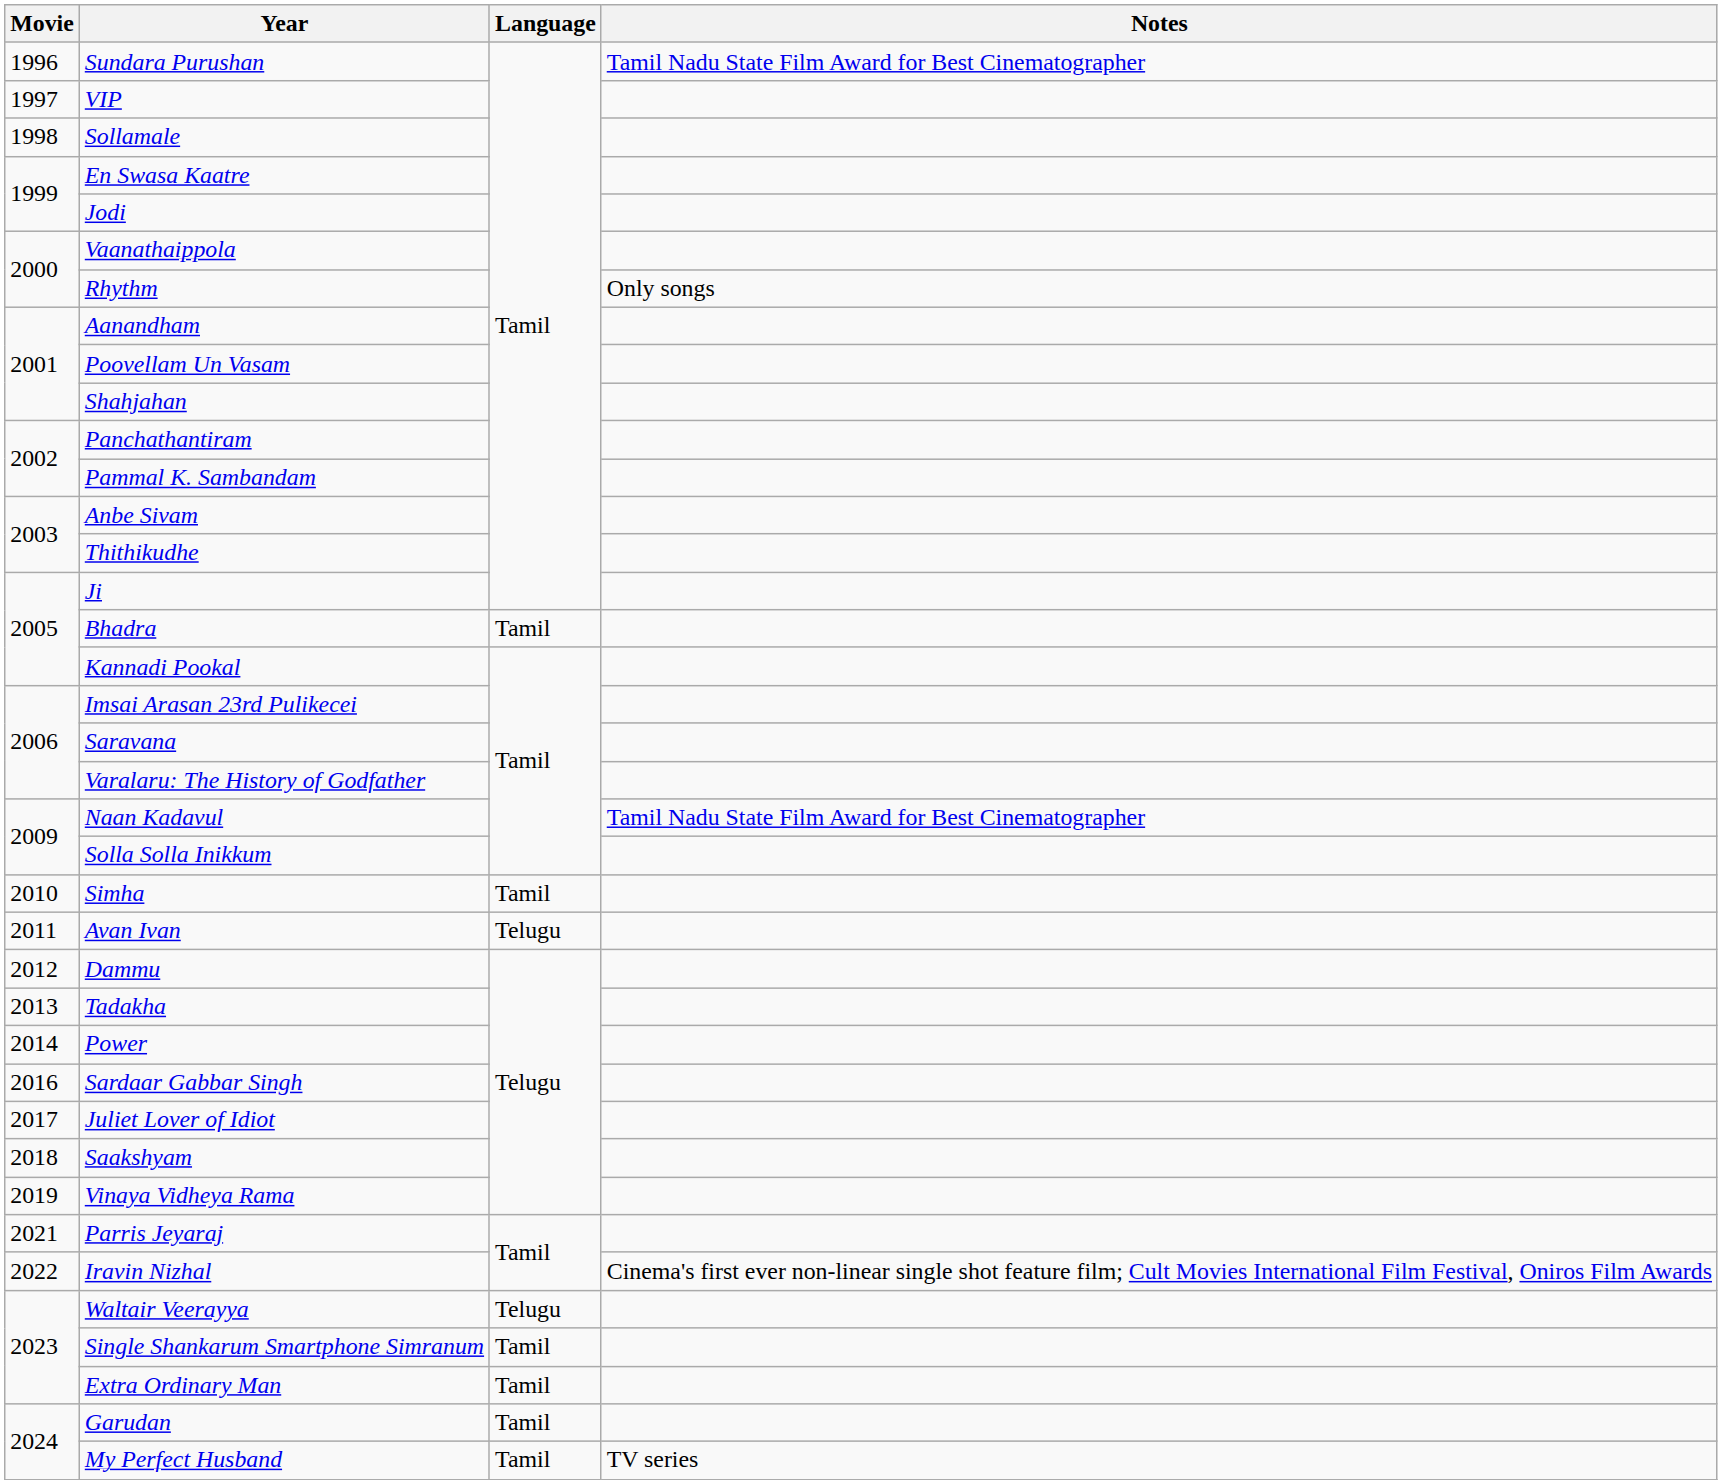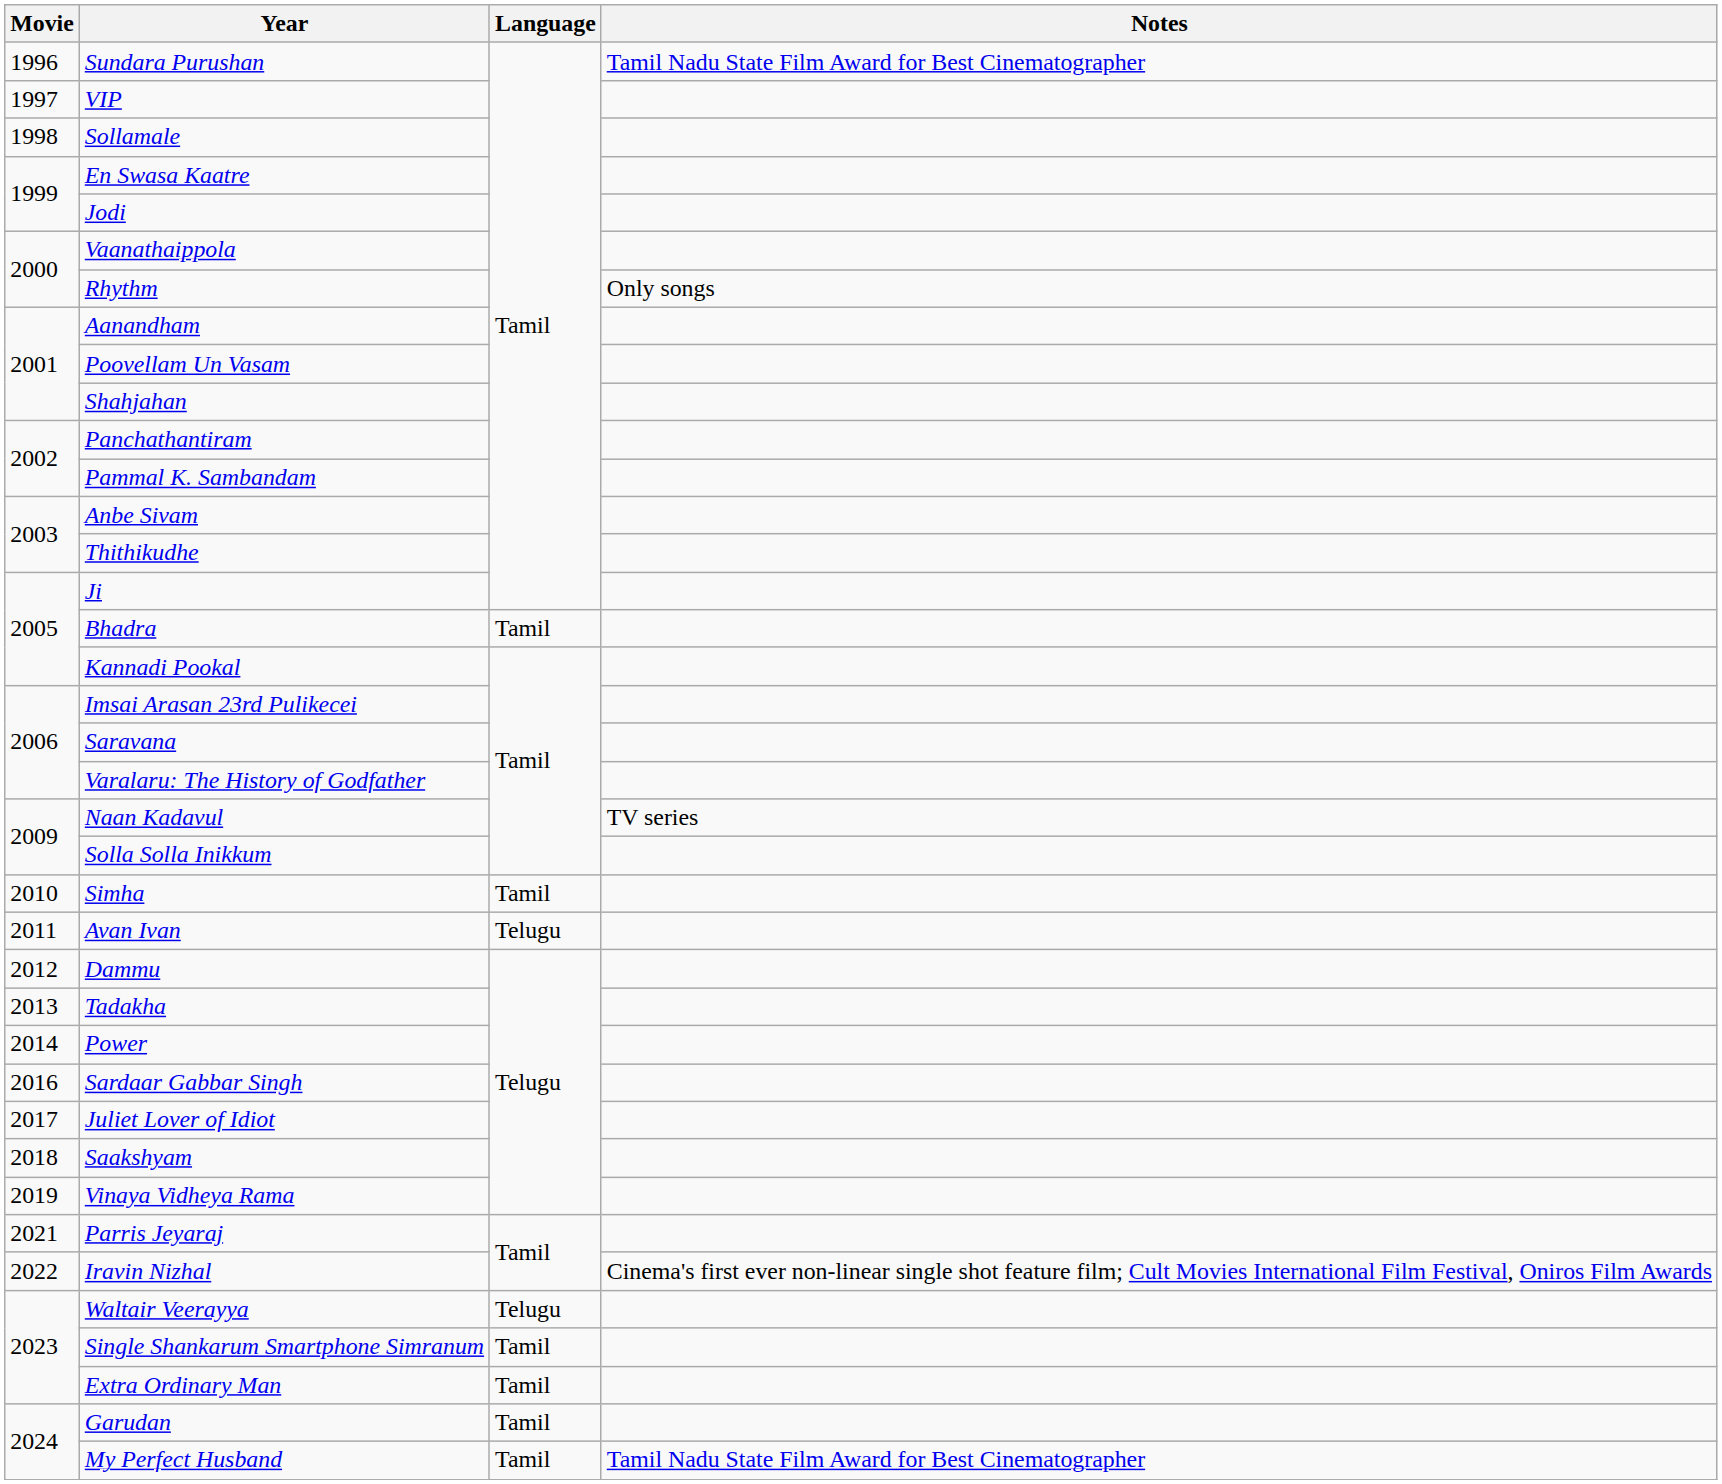(876, 817) Tamil Nadu State Film Award for Best Cinematographer -> (653, 817) TV series
(653, 1460) TV series -> (876, 1460) Tamil Nadu State Film Award for Best Cinematographer
